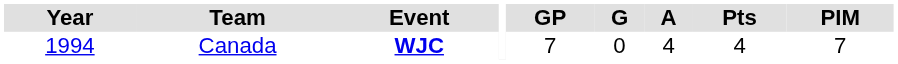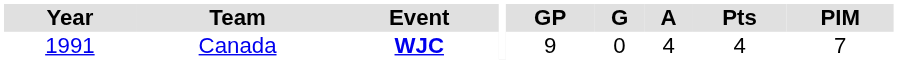(70, 45) 1994 -> (70, 45) 1991
(550, 45) 7 -> (550, 45) 9
